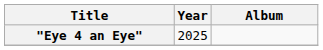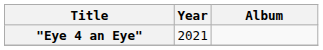(193, 35) 2025 -> (193, 35) 2021
